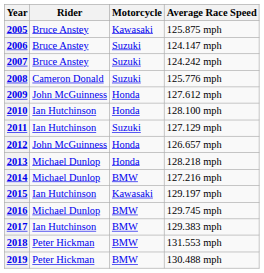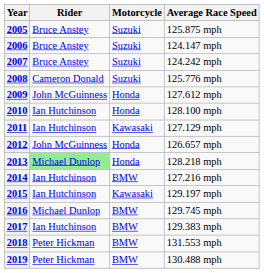(132, 29) Kawasaki -> (126, 29) Suzuki
(126, 128) Suzuki -> (132, 128) Kawasaki
(66, 161) no background -> (66, 161) lightgreen background
(66, 177) Michael Dunlop -> (64, 177) Ian Hutchinson
